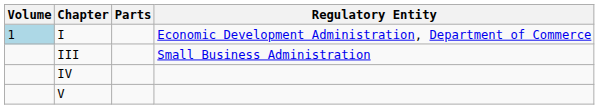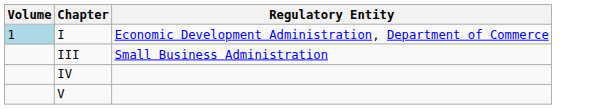- column: (133, 14)
